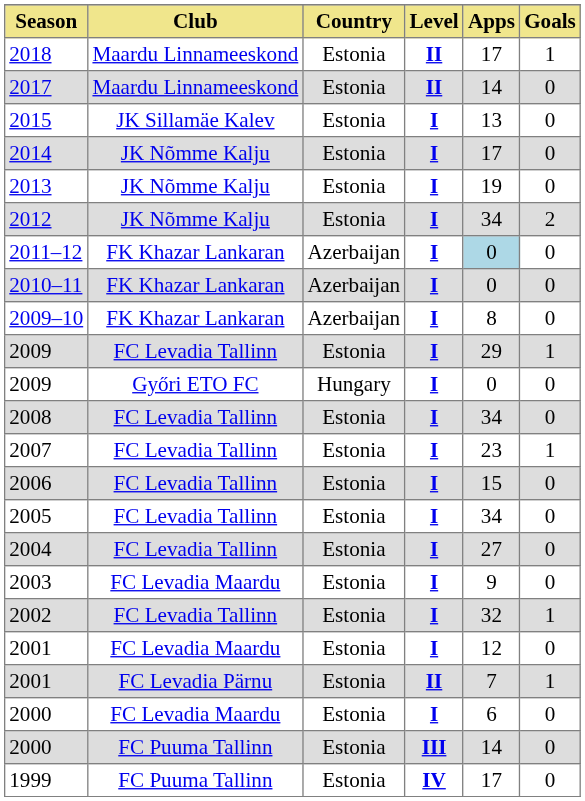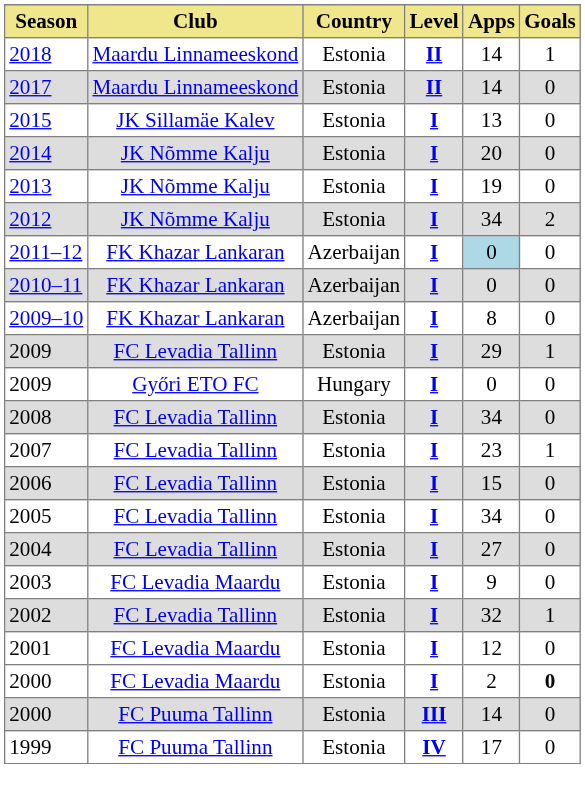(491, 54) 17 -> (491, 54) 14
(491, 152) 17 -> (491, 152) 20
- row: (30, 681)
(491, 714) 6 -> (491, 681) 2
(550, 714) normal -> (550, 681) bold
